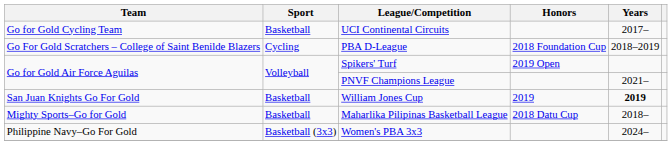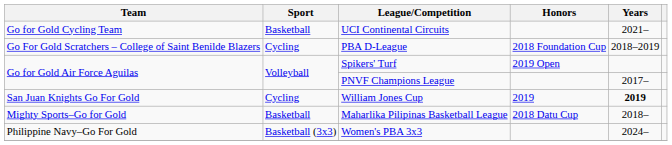(635, 30) 2017– -> (635, 30) 2021–
(635, 81) 2021– -> (635, 81) 2017–
(288, 98) Basketball -> (282, 98) Cycling
